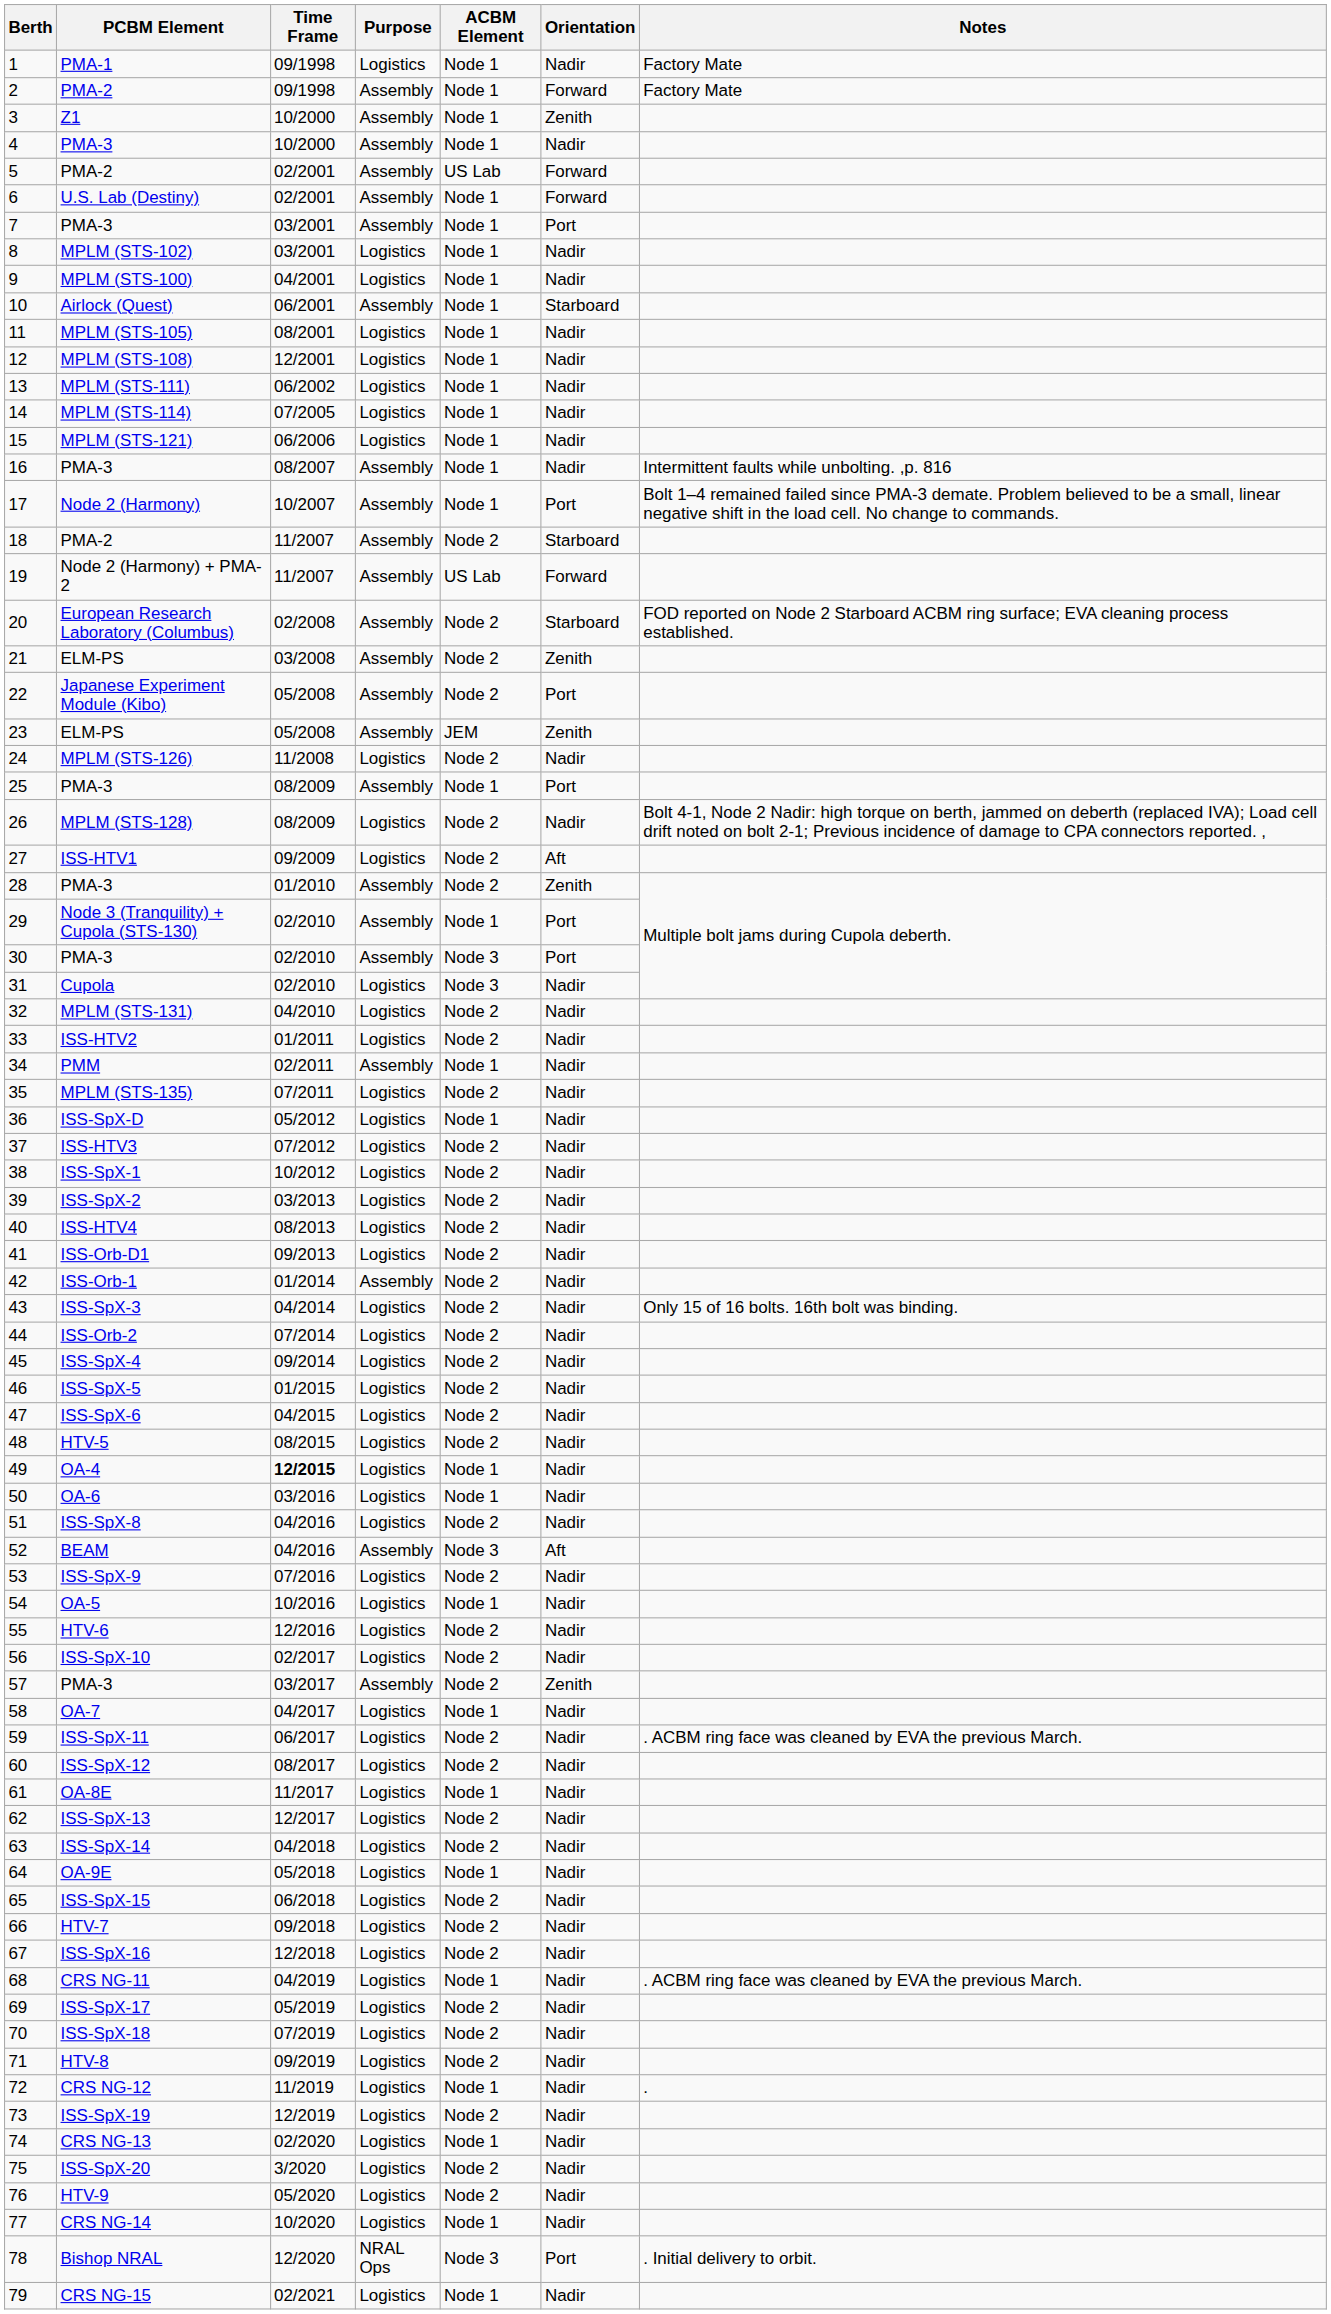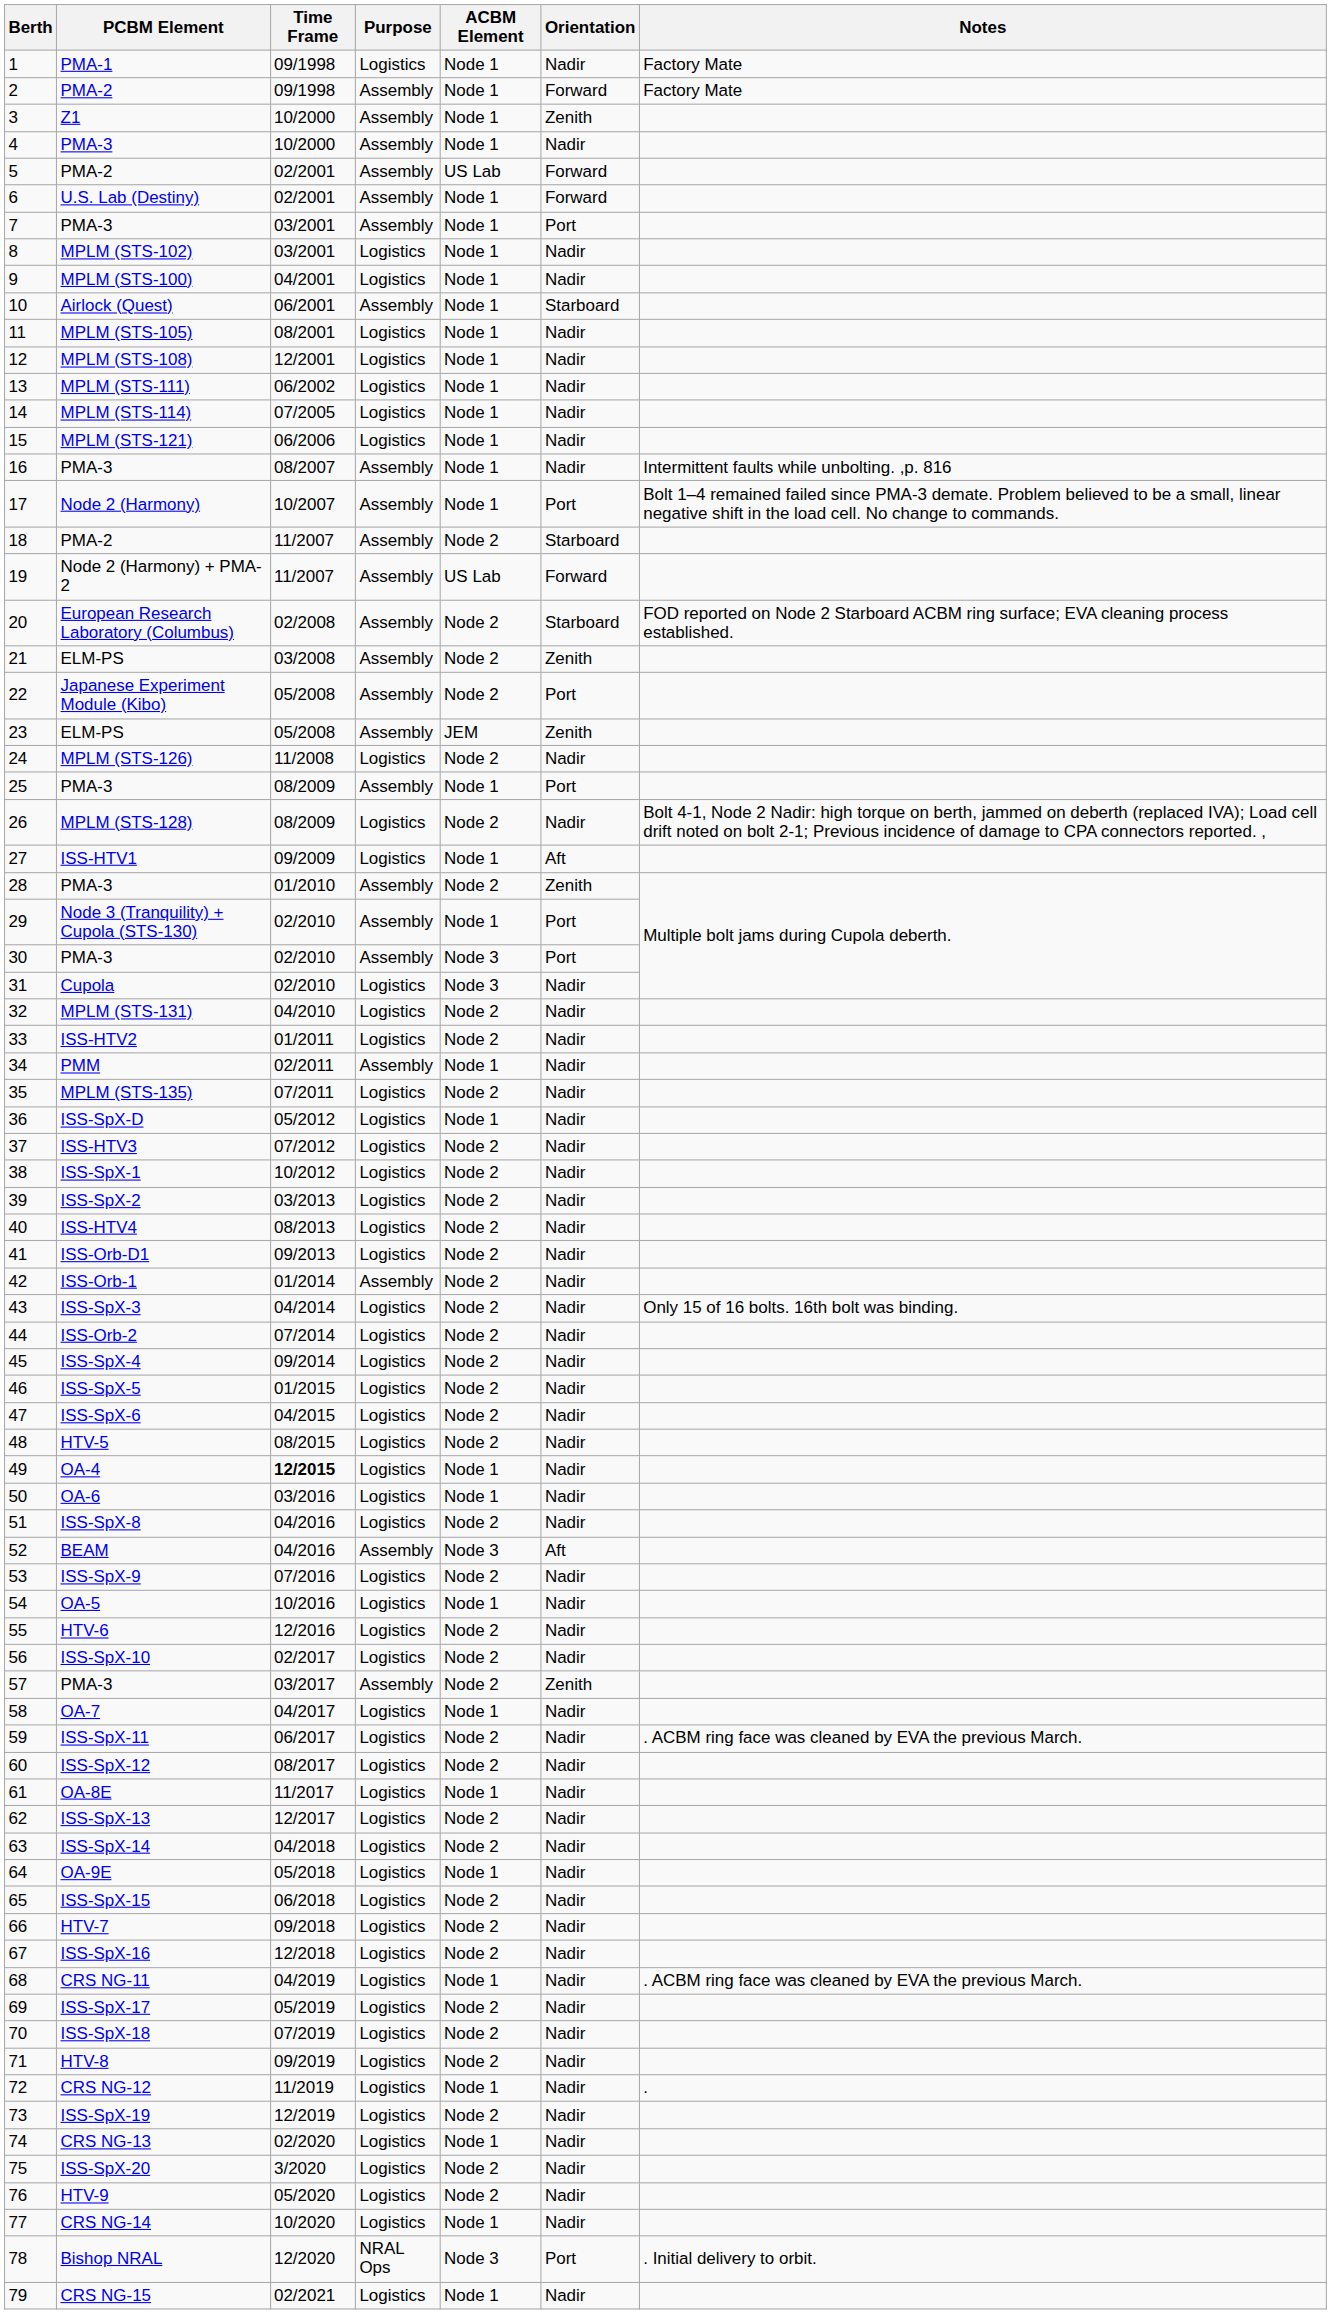(471, 858) Node 2 -> (471, 858) Node 1
